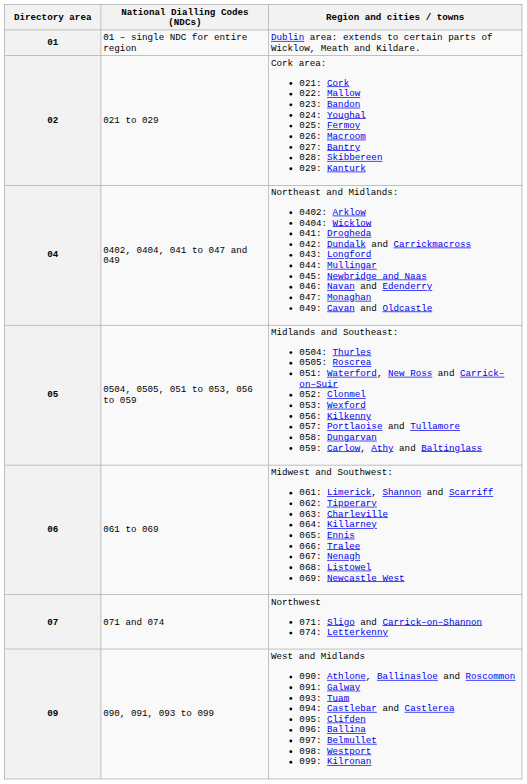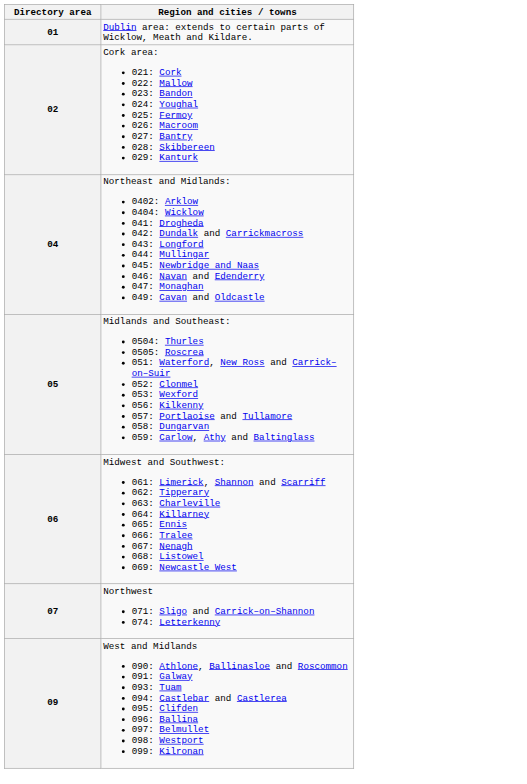- column: (185, 17)
